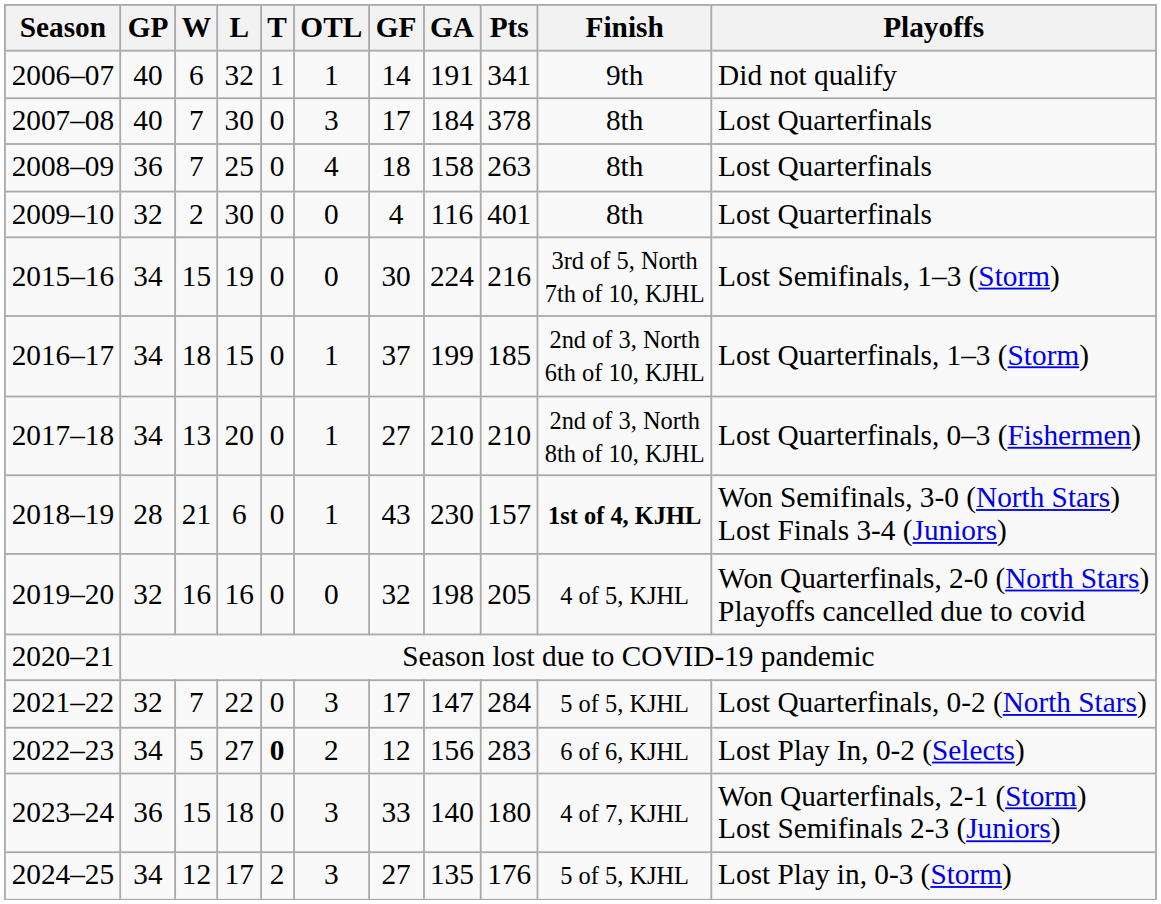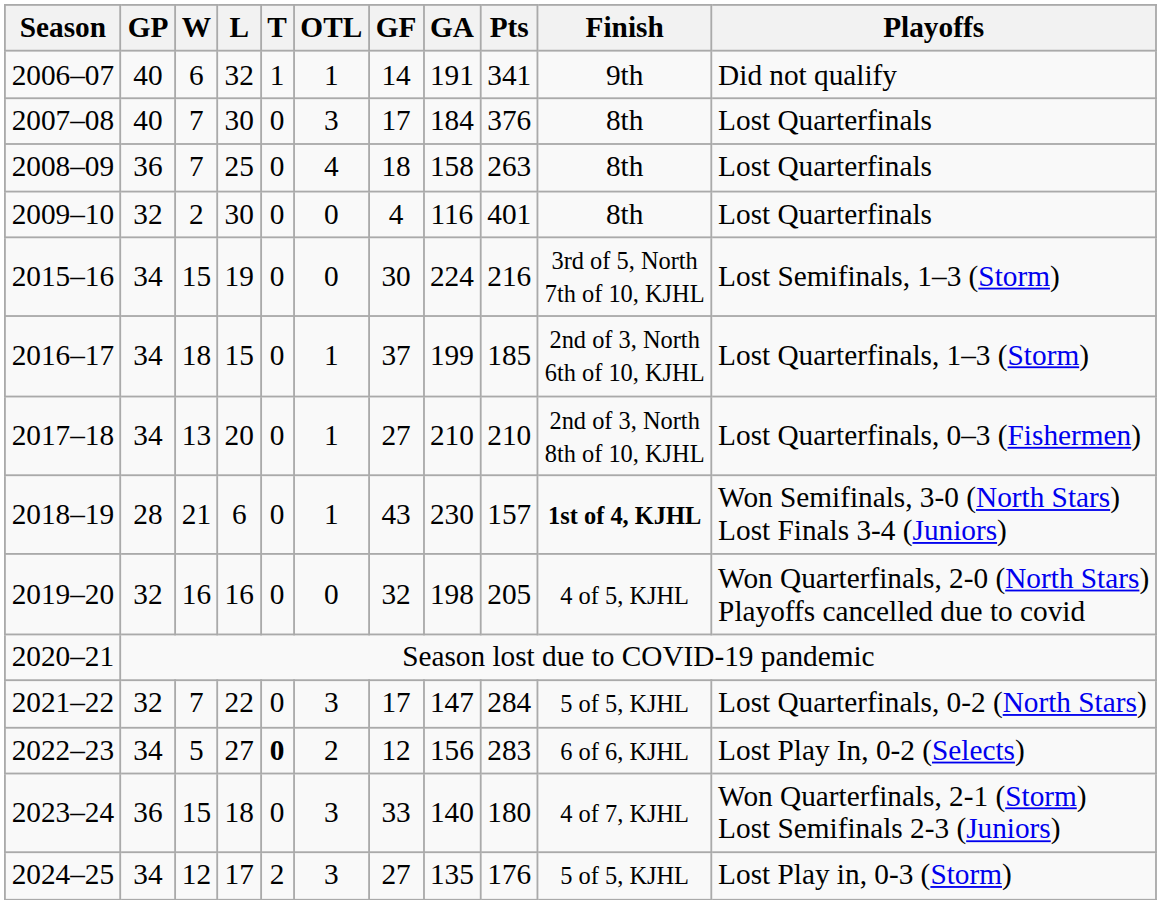(509, 120) 378 -> (509, 120) 376
